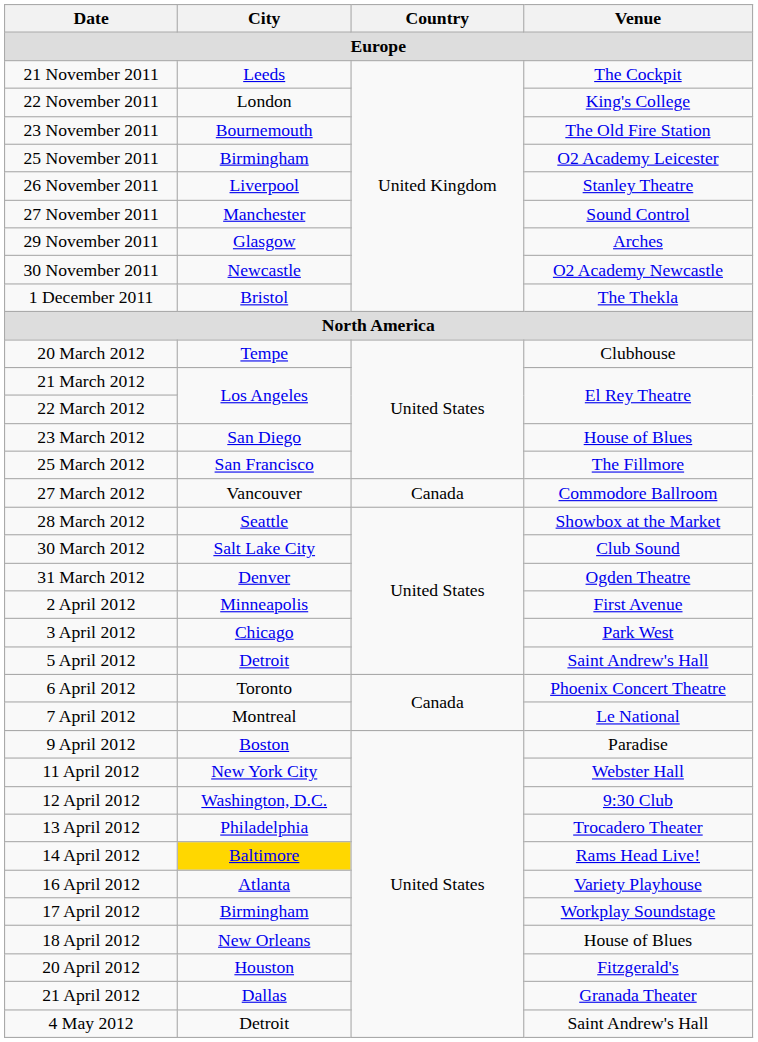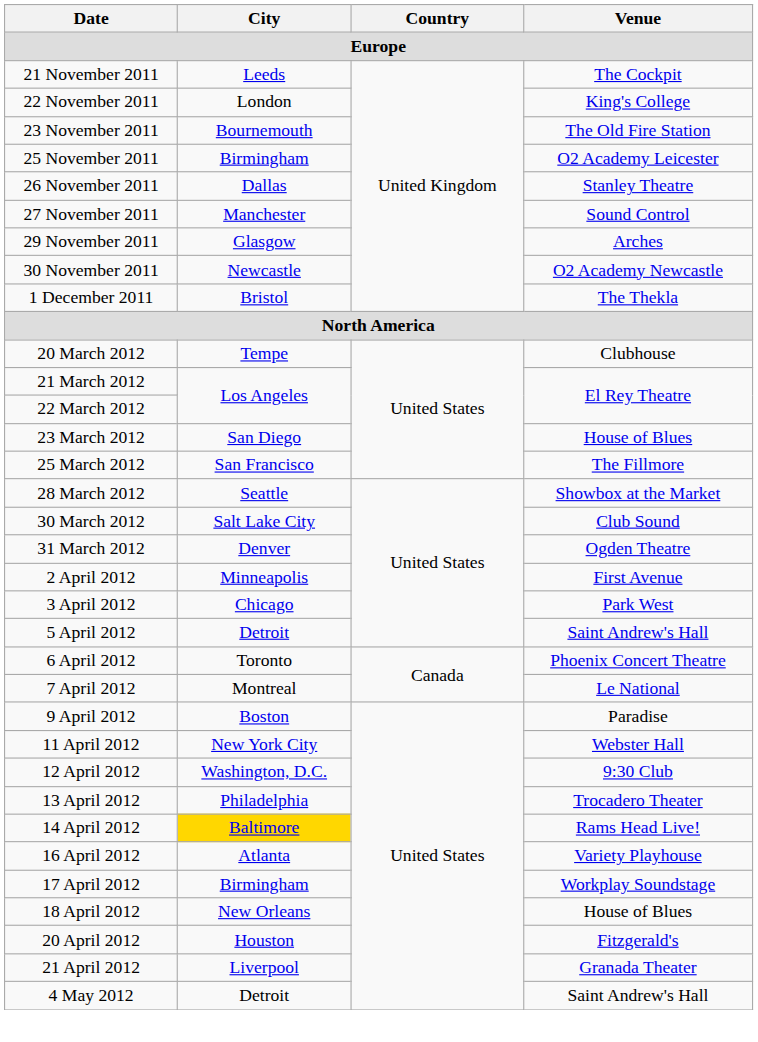(264, 185) Liverpool -> (264, 185) Dallas
- row: (91, 492)
(264, 995) Dallas -> (264, 967) Liverpool
